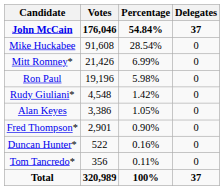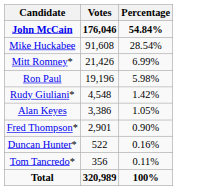- column: (196, 12)
